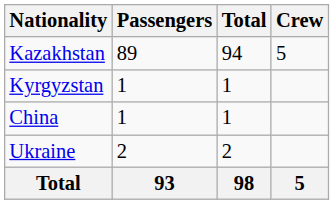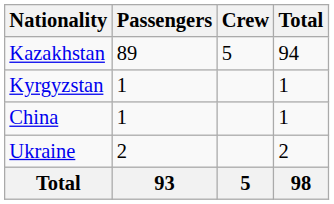columns swapped: (300, 20) <-> (244, 20)
